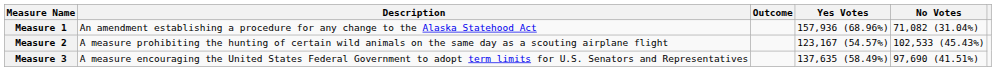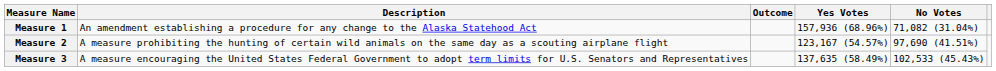(939, 43) 102,533 (45.43%) -> (936, 43) 97,690 (41.51%)
(936, 58) 97,690 (41.51%) -> (939, 58) 102,533 (45.43%)
